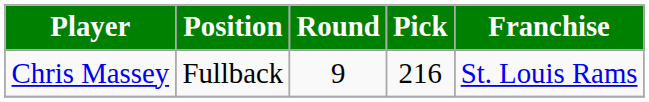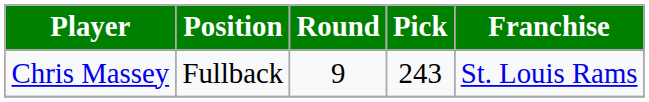(420, 73) 216 -> (420, 73) 243
